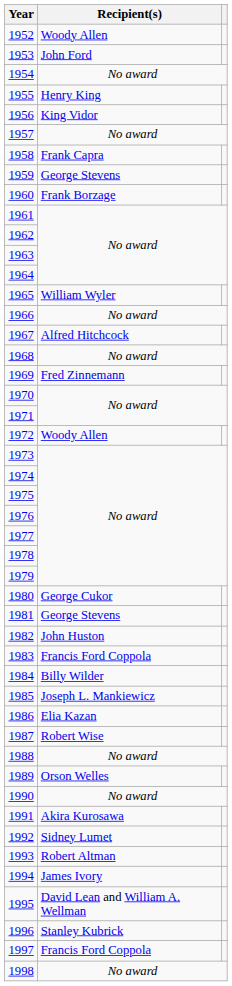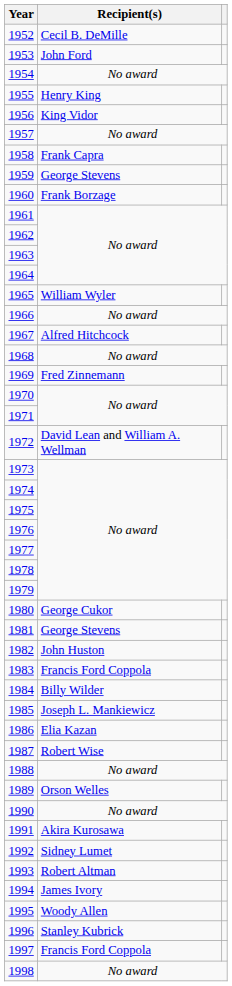(74, 34) Woody Allen -> (84, 34) Cecil B. DeMille
(74, 435) Woody Allen -> (110, 442) David Lean and William A. Wellman
(110, 903) David Lean and William A. Wellman -> (74, 910) Woody Allen
